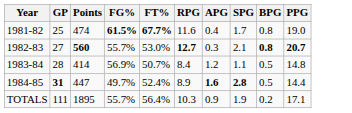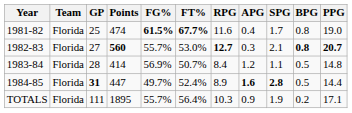+ column: (68, 13)
